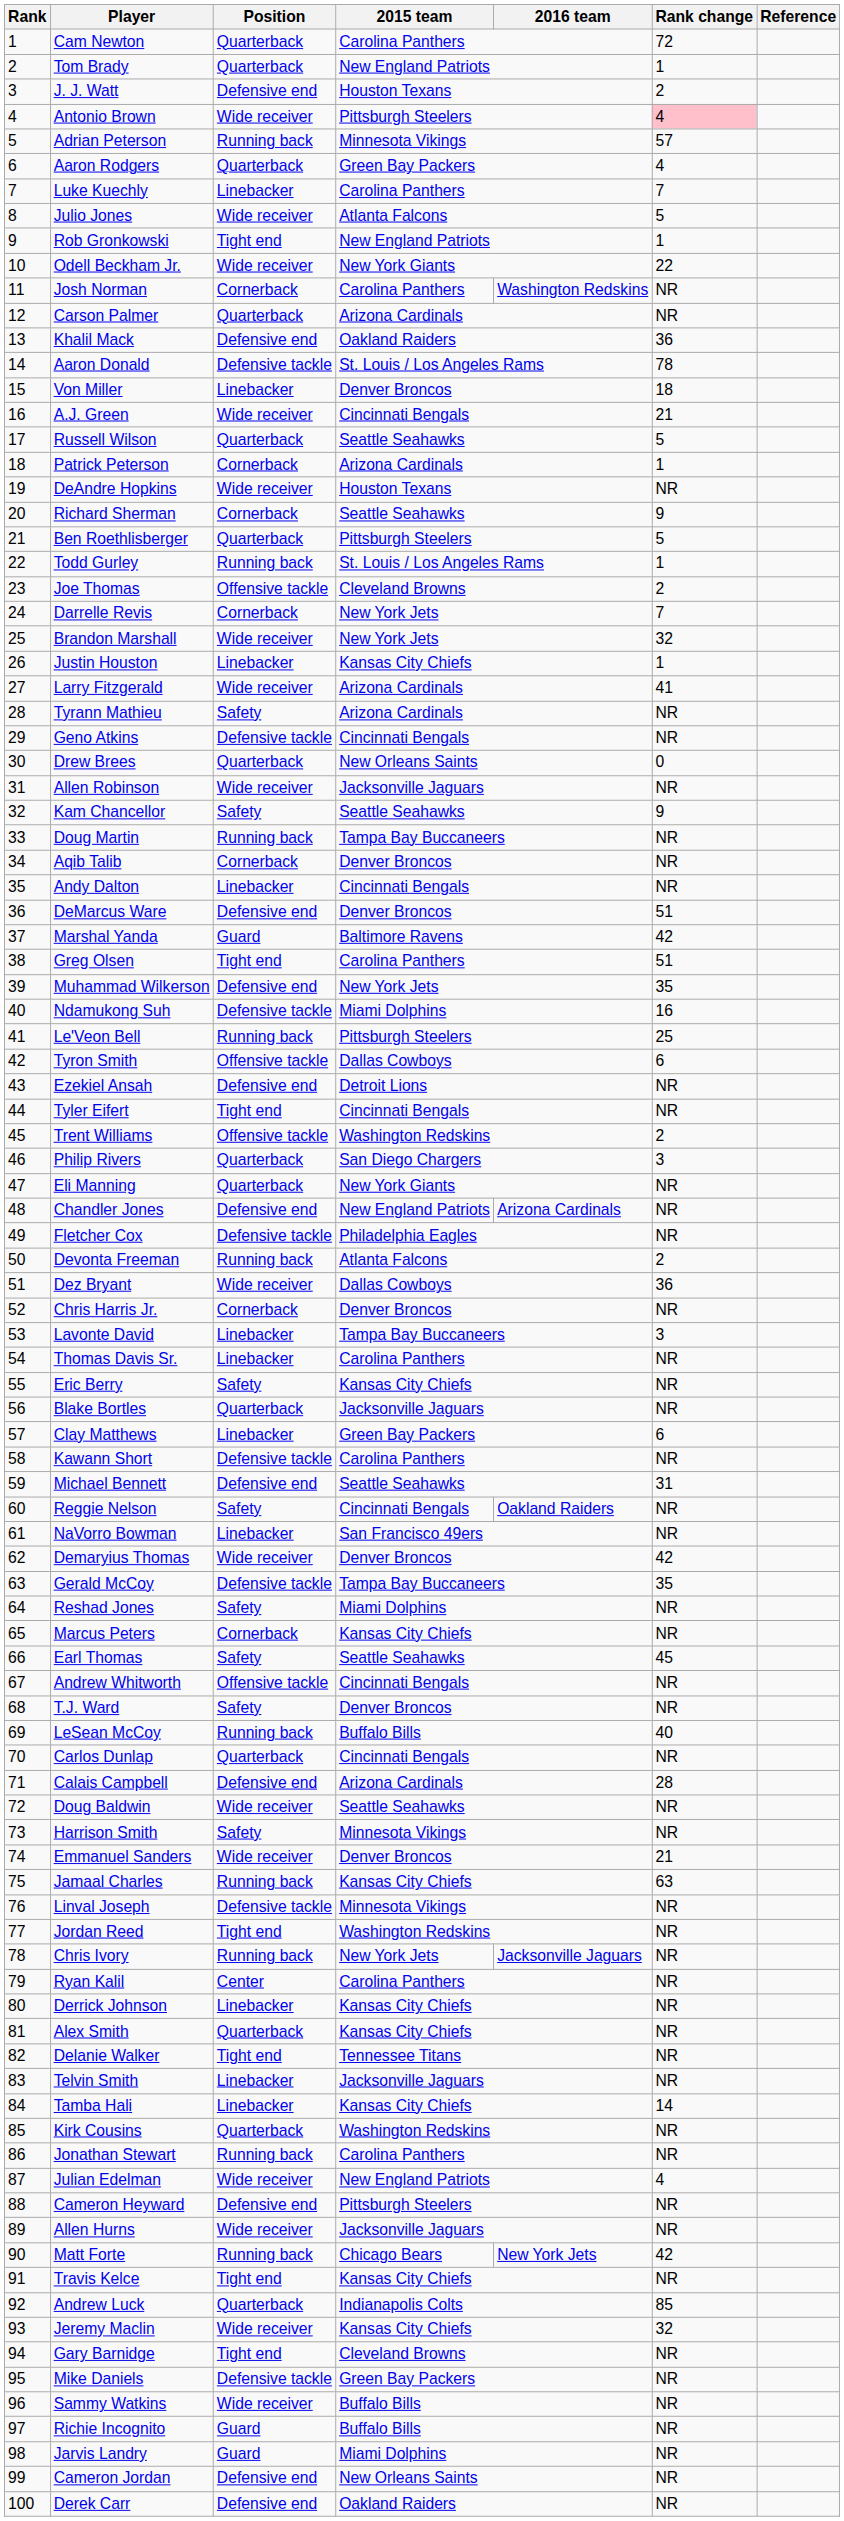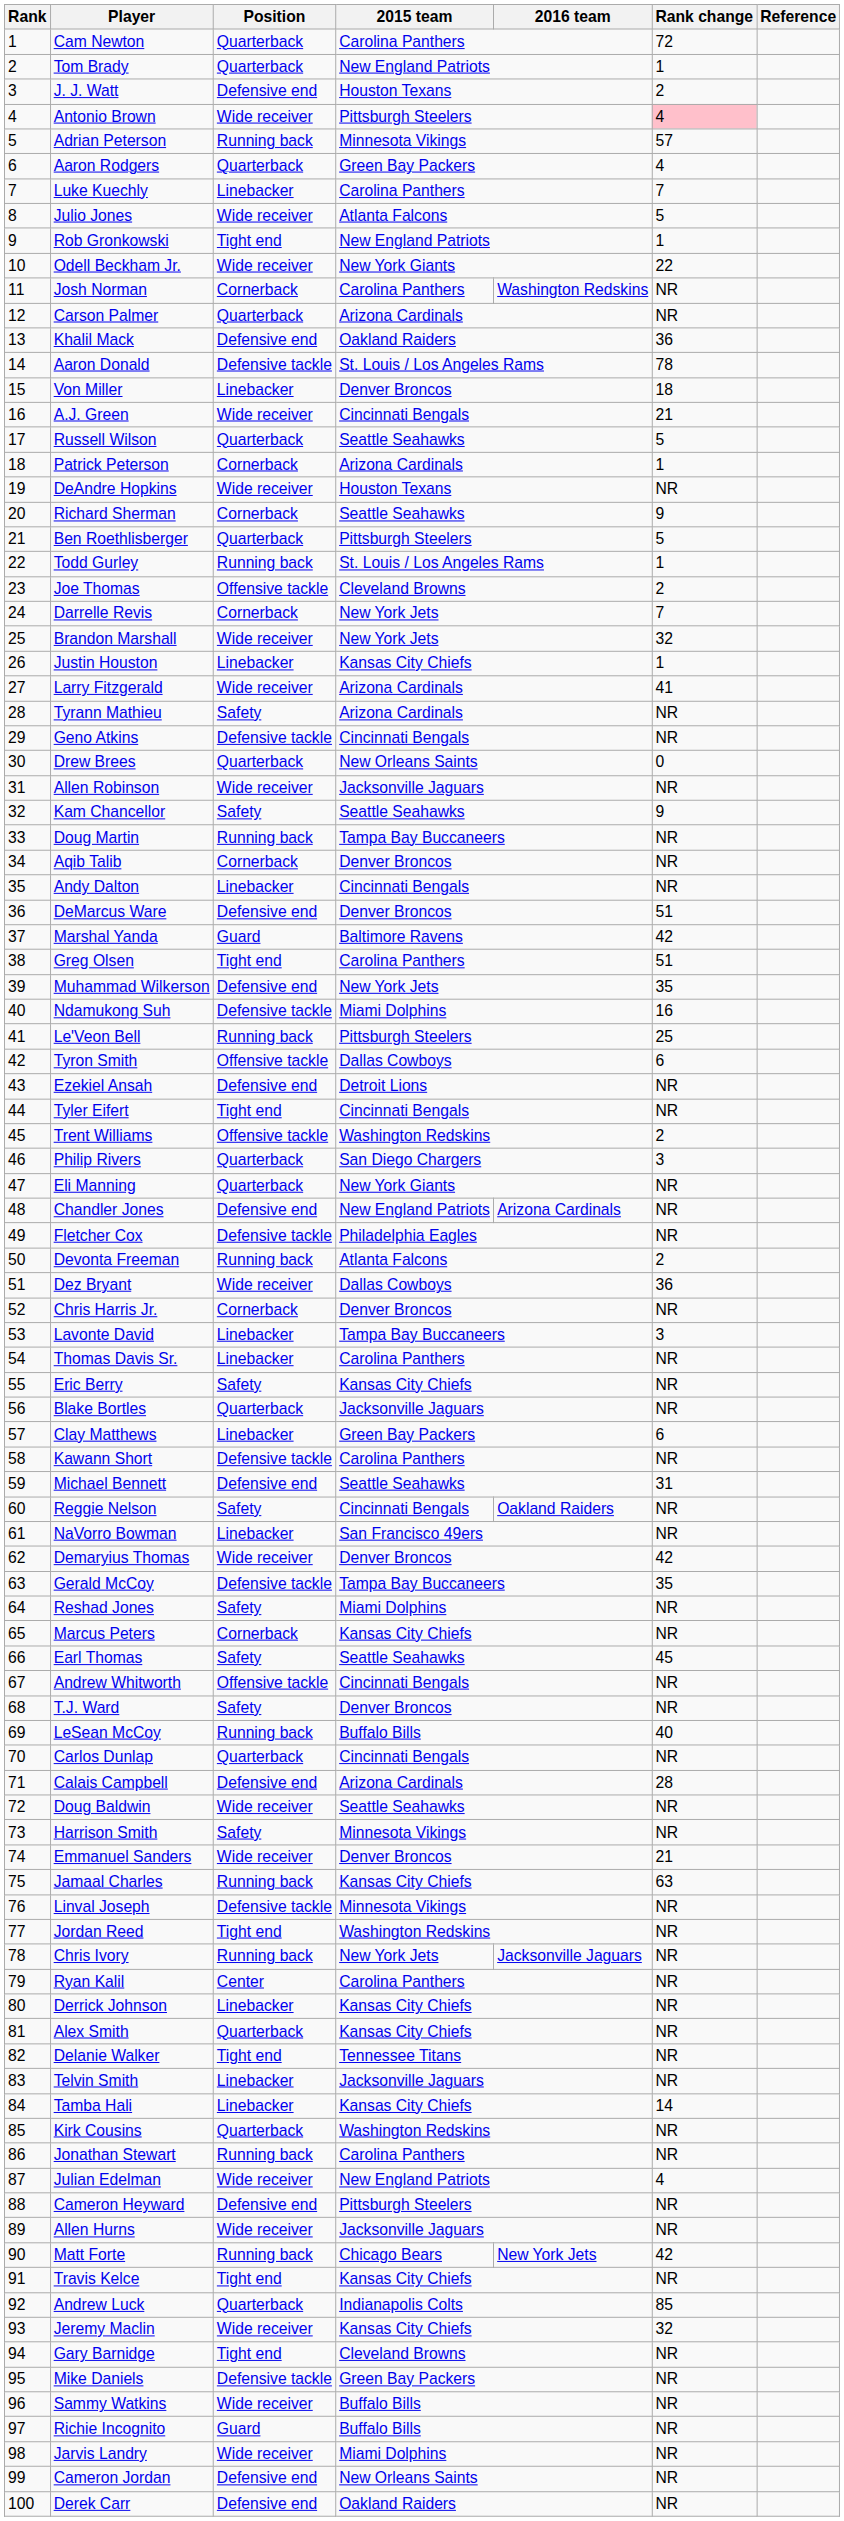(239, 2453) Guard -> (265, 2453) Wide receiver
